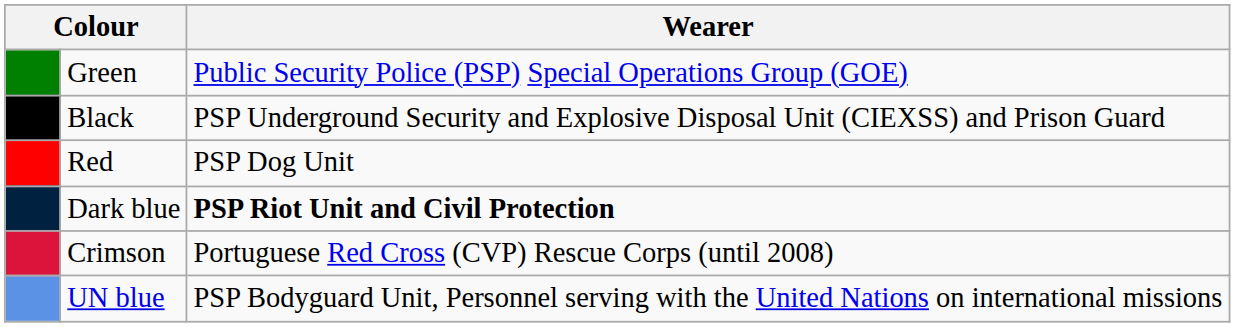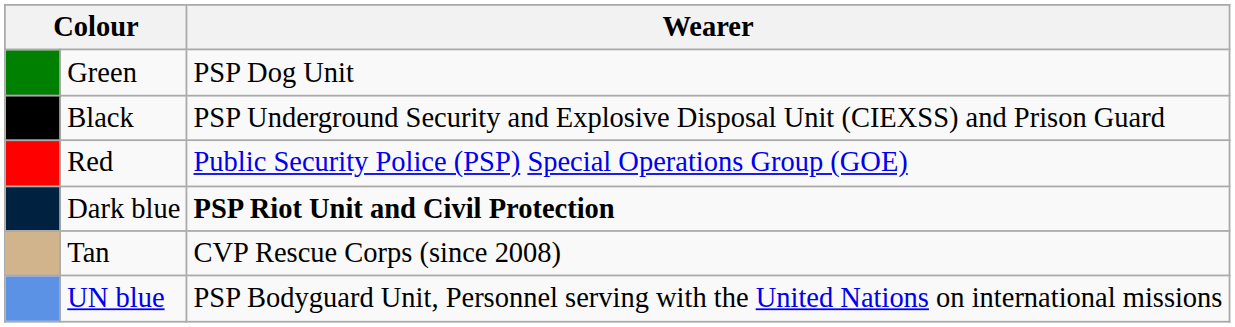(551, 72) Public Security Police (PSP) Special Operations Group (GOE) -> (274, 72) PSP Dog Unit
(274, 162) PSP Dog Unit -> (551, 162) Public Security Police (PSP) Special Operations Group (GOE)
- row: (116, 252)
+ row: (88, 252)
